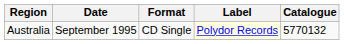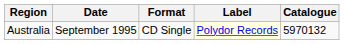(305, 30) 5770132 -> (305, 30) 5970132
